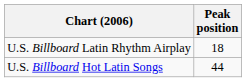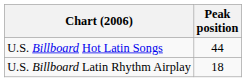rows swapped: (85, 67) <-> (99, 47)
